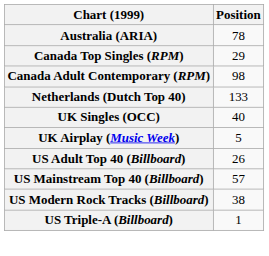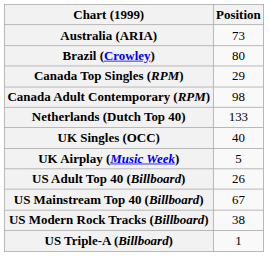(238, 35) 78 -> (238, 35) 73
+ row: (109, 55)
(238, 179) 57 -> (238, 199) 67
